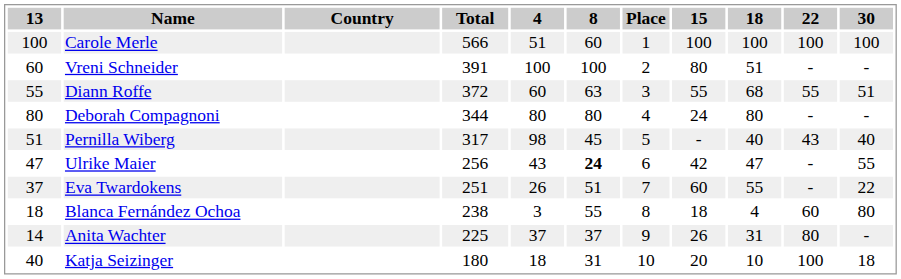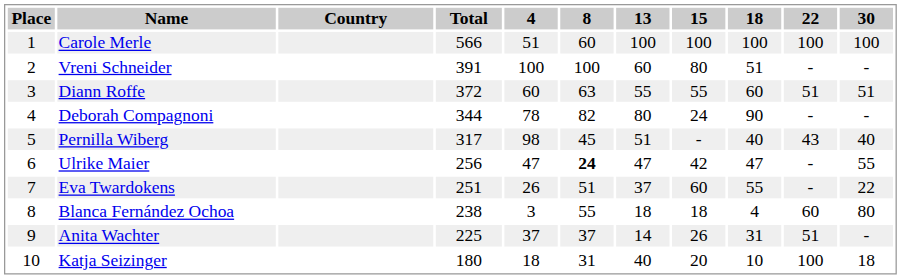columns swapped: (646, 19) <-> (34, 19)
(755, 91) 68 -> (755, 91) 60
(810, 91) 55 -> (810, 91) 51
(537, 115) 80 -> (531, 115) 78
(593, 115) 80 -> (587, 115) 82
(755, 115) 80 -> (755, 115) 90
(537, 163) 43 -> (531, 163) 47
(810, 236) 80 -> (810, 236) 51
